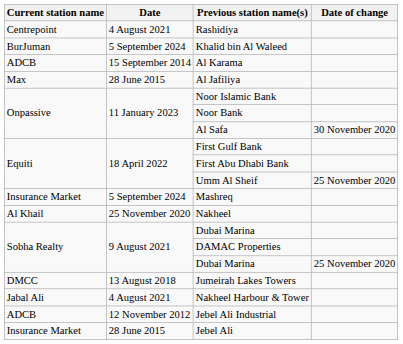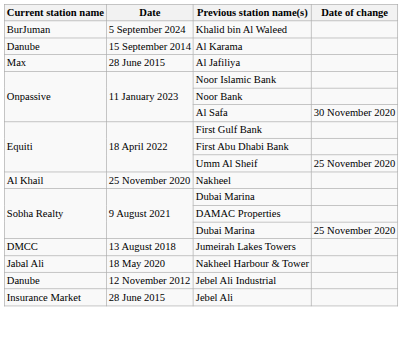- row: (217, 29)
(21, 63) ADCB -> (23, 46) Danube
- row: (214, 197)
(140, 297) 4 August 2021 -> (137, 264) 18 May 2020
(21, 314) ADCB -> (23, 280) Danube
